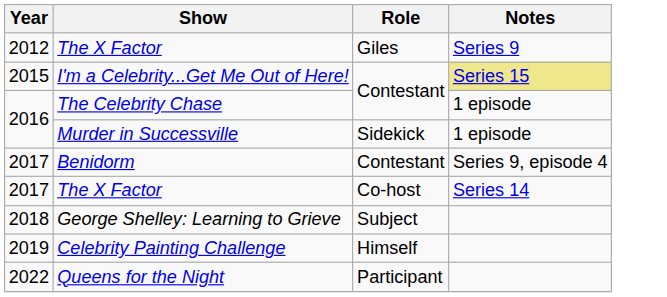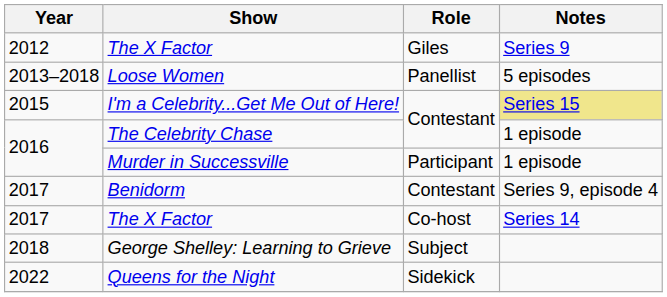+ row: (54, 76)
(391, 133) Sidekick -> (450, 162) Participant
- row: (29, 248)
(400, 276) Participant -> (441, 276) Sidekick
